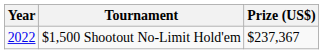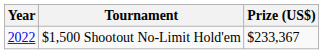(273, 37) $237,367 -> (273, 37) $233,367
